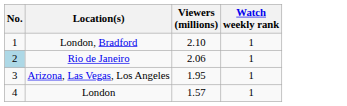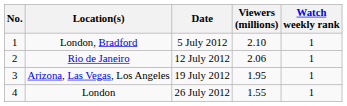+ column: (202, 19)
(15, 59) lightblue background -> (15, 59) no background
(196, 93) 1.57 -> (257, 93) 1.55
